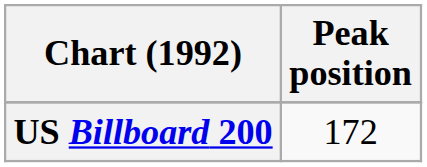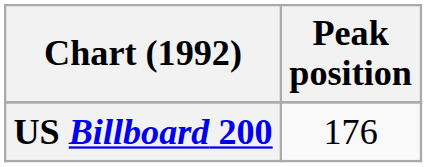(351, 131) 172 -> (351, 131) 176
